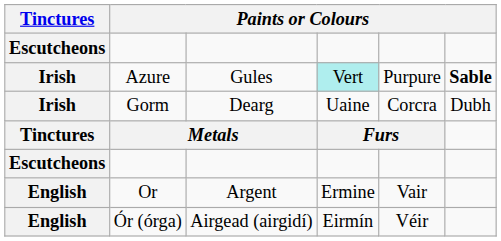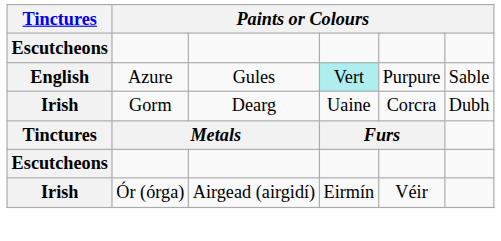(57, 76) Irish -> (60, 76) English
(471, 76) bold -> (469, 76) normal
- row: (148, 192)
(57, 221) English -> (60, 192) Irish
